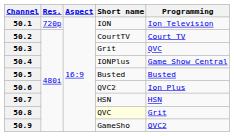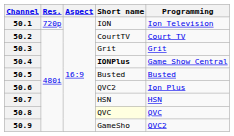(155, 49) QVC -> (157, 49) Grit
(114, 62) normal -> (114, 62) bold
(157, 112) Grit -> (155, 112) QVC
